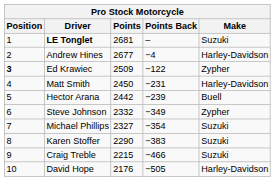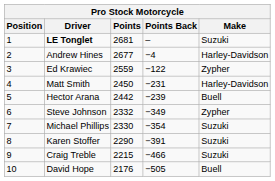(9, 69) bold -> (9, 69) normal
(123, 69) 2509 -> (123, 69) 2559
(123, 127) 2327 -> (123, 127) 2330
(155, 141) −383 -> (155, 141) −391
(235, 170) Harley-Davidson -> (211, 170) Buell
